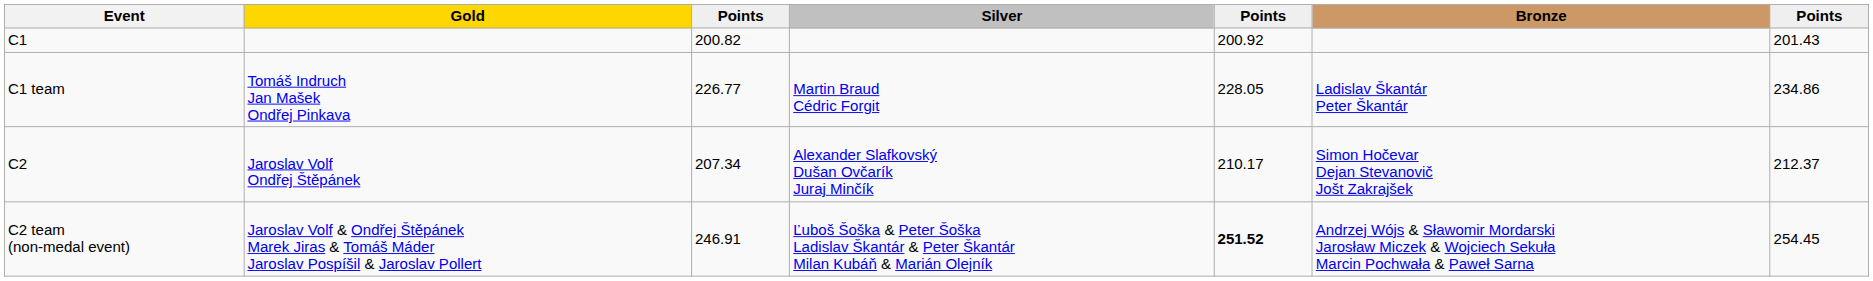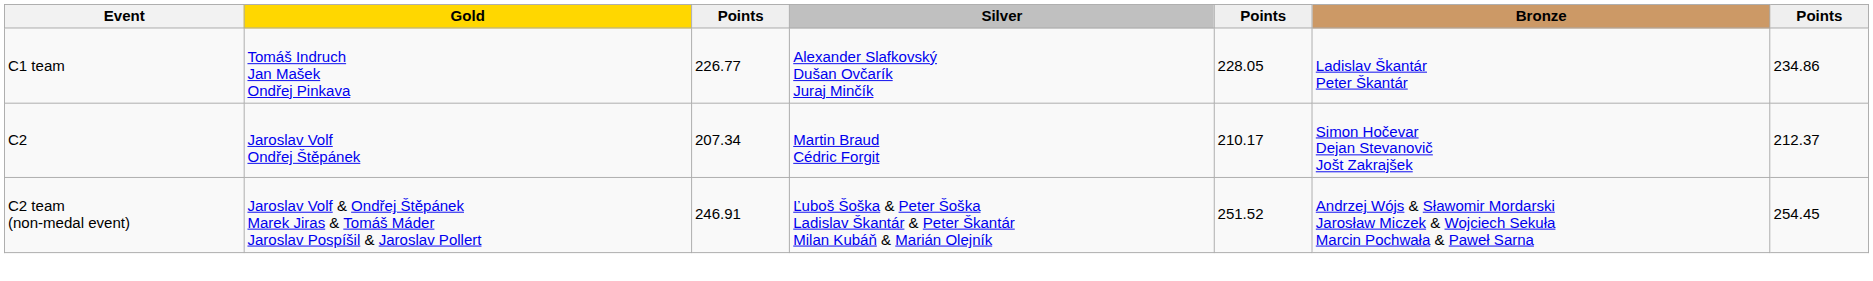- row: (18, 40)
(836, 97) Martin Braud Cédric Forgit -> (865, 74) Alexander Slafkovský Dušan Ovčarík Juraj Minčík
(865, 172) Alexander Slafkovský Dušan Ovčarík Juraj Minčík -> (836, 148) Martin Braud Cédric Forgit
(1241, 238) bold -> (1241, 214) normal
